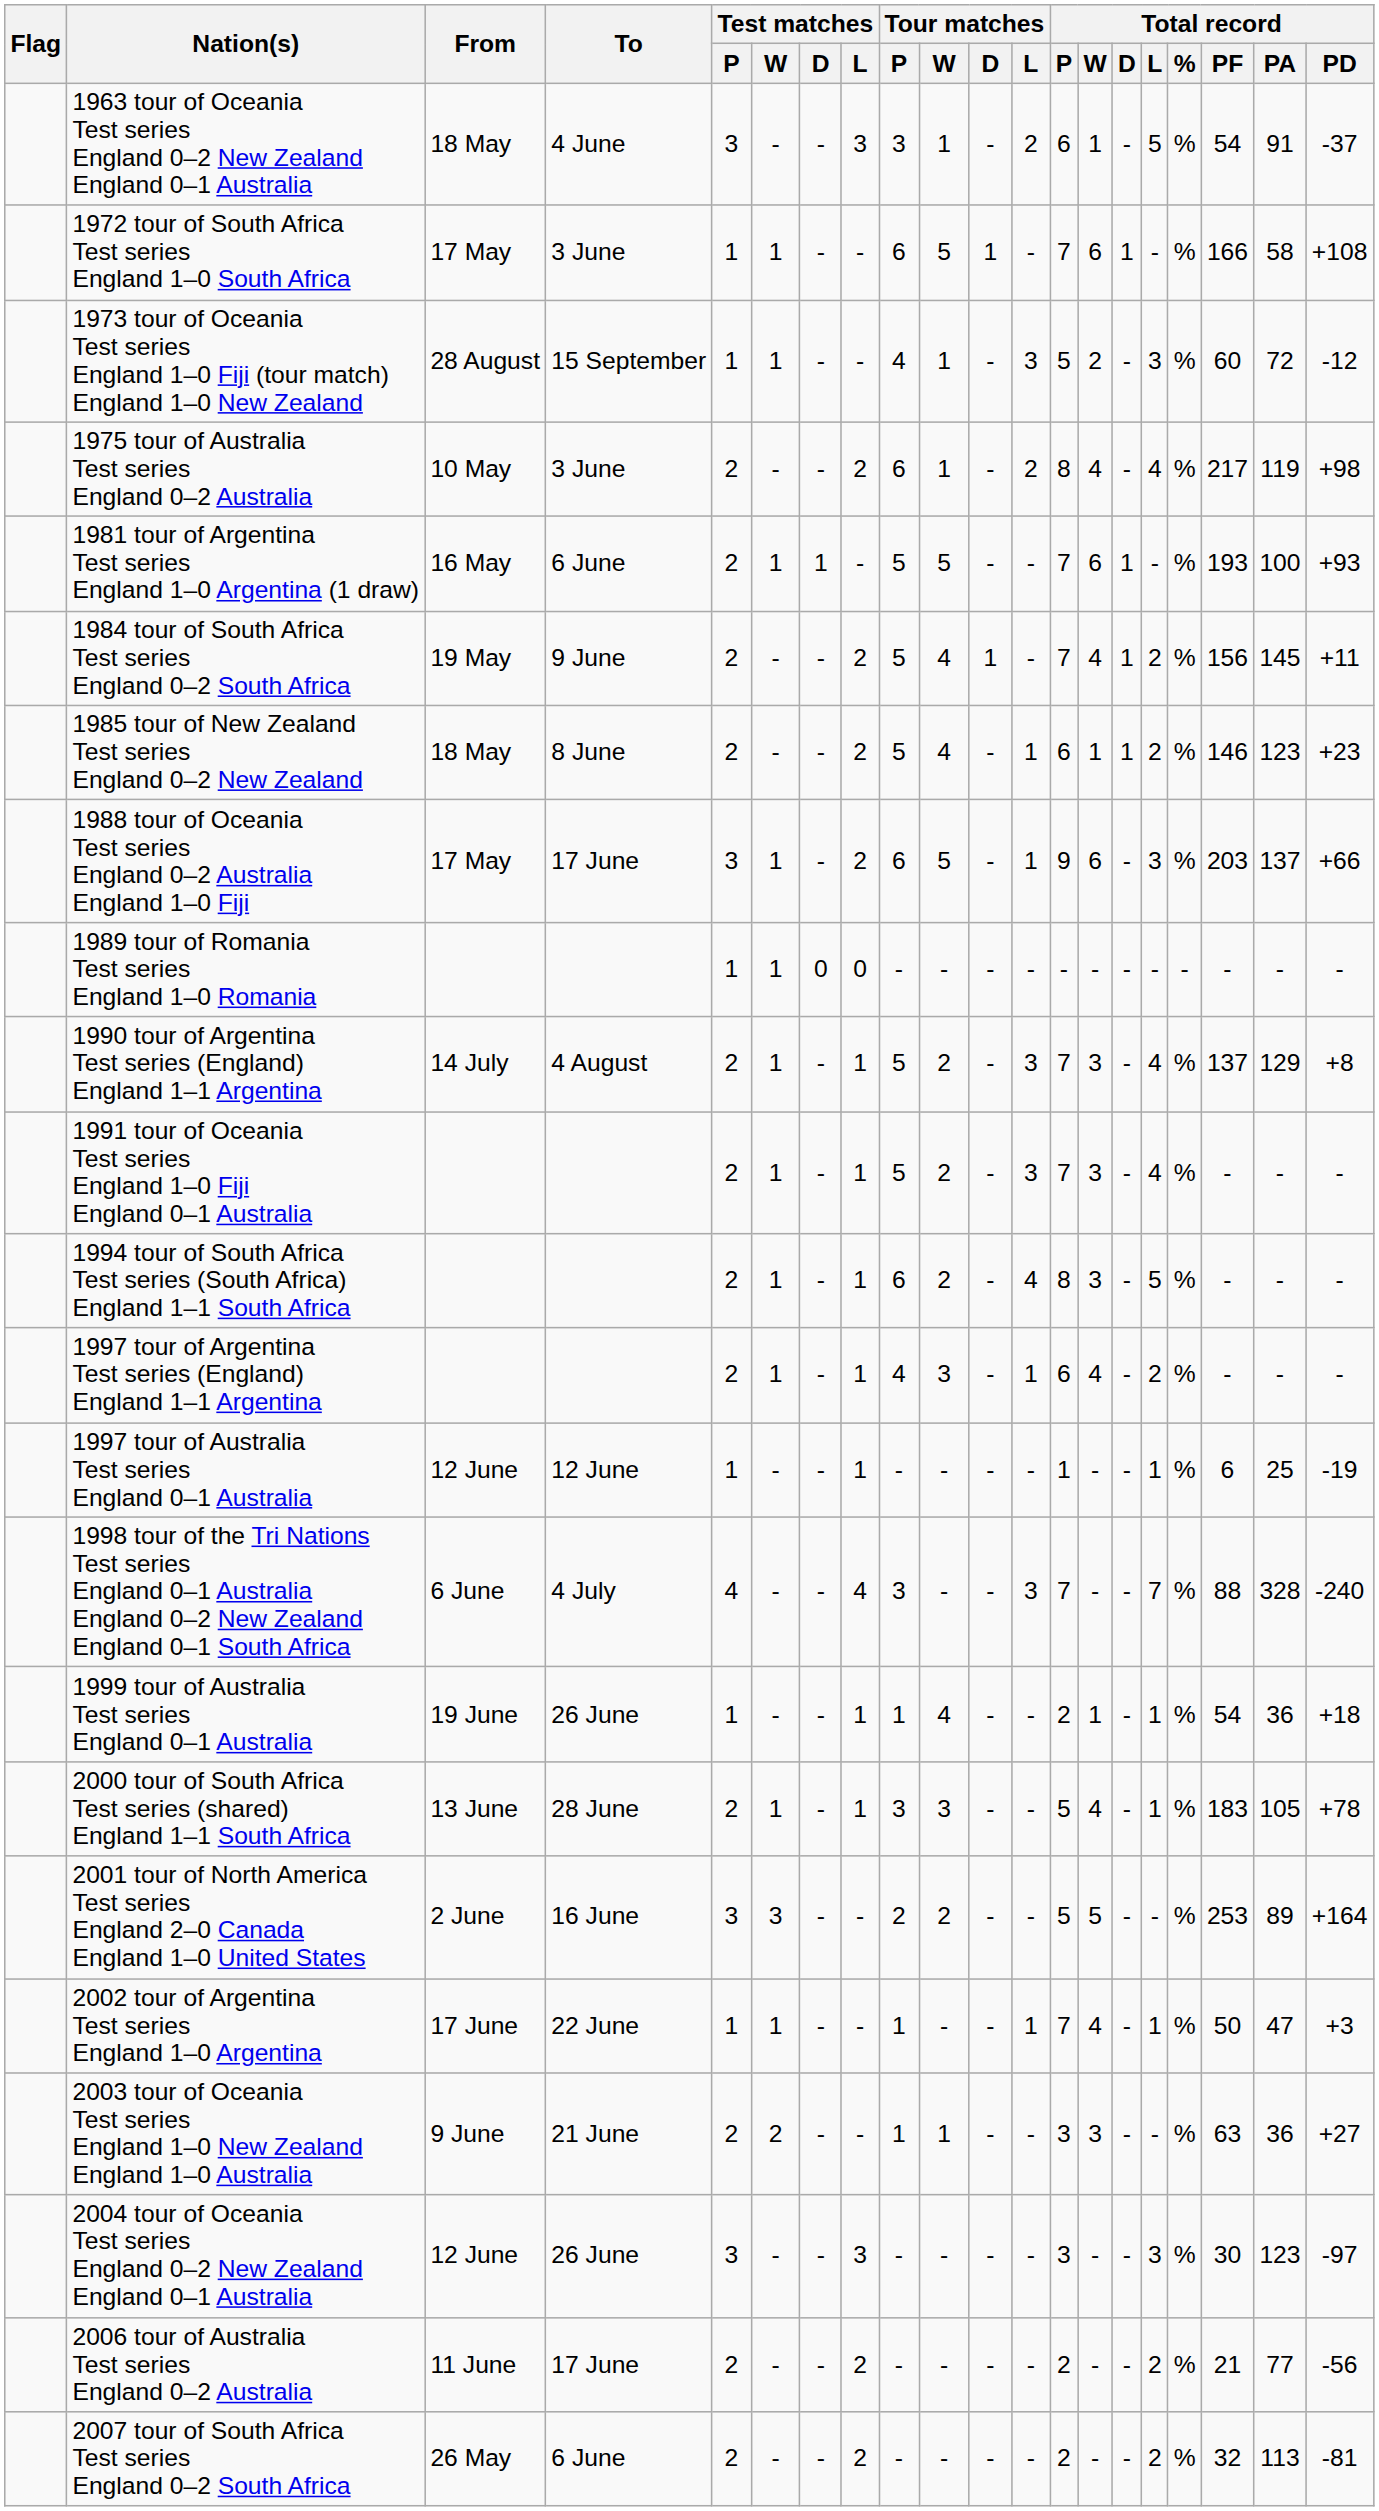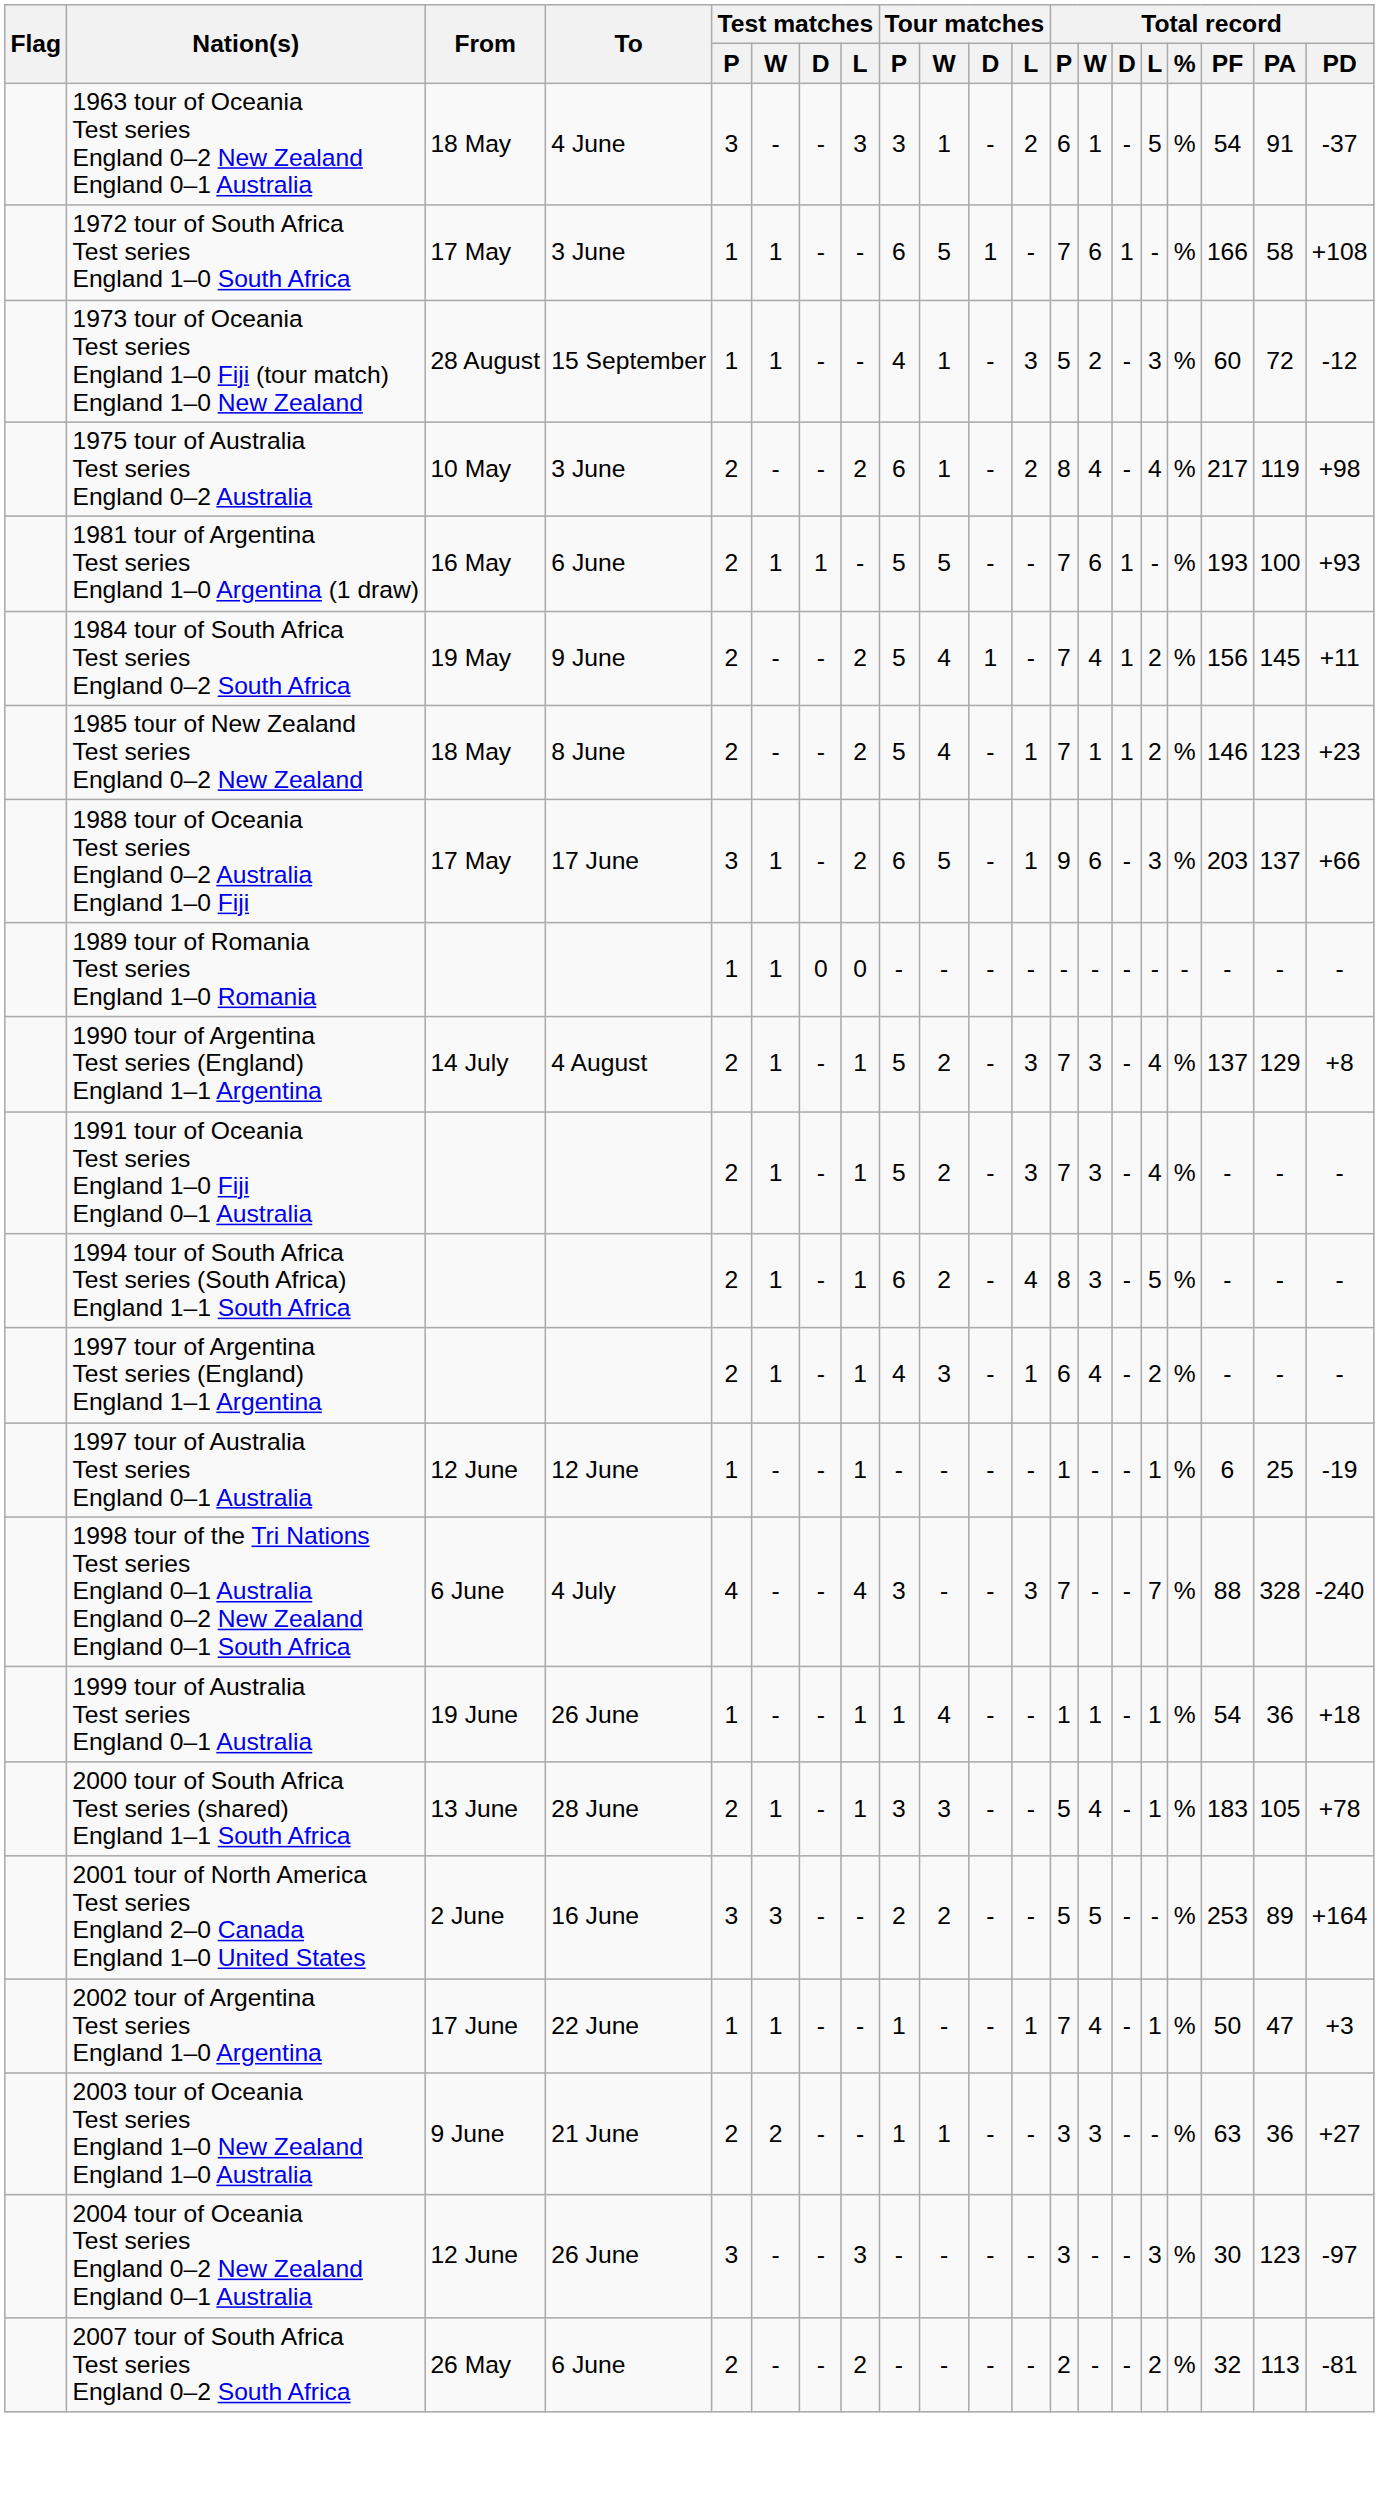(1064, 752) 6 -> (1064, 752) 7
(1064, 1713) 2 -> (1064, 1713) 1
- row: (192, 2364)
